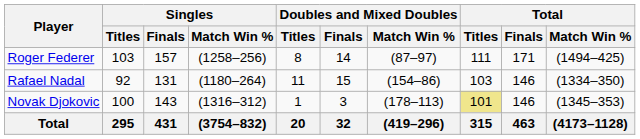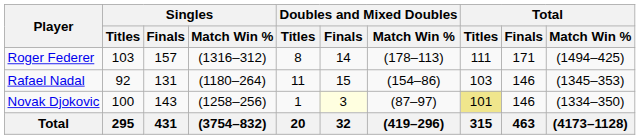(232, 58) (1258–256) -> (232, 58) (1316–312)
(414, 58) (87–97) -> (414, 58) (178–113)
(590, 79) (1334–350) -> (590, 79) (1345–353)
(232, 101) (1316–312) -> (232, 101) (1258–256)
(343, 101) no background -> (343, 101) lightyellow background
(414, 101) (178–113) -> (414, 101) (87–97)
(590, 101) (1345–353) -> (590, 101) (1334–350)
